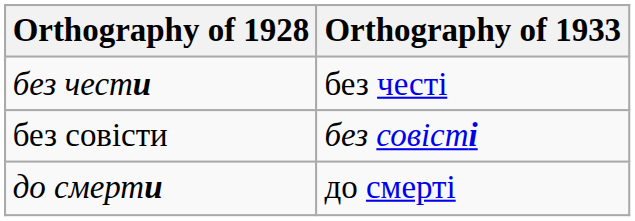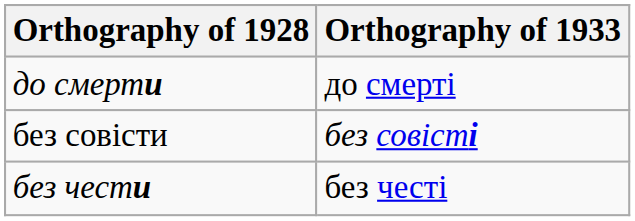rows swapped: (88, 187) <-> (82, 82)
